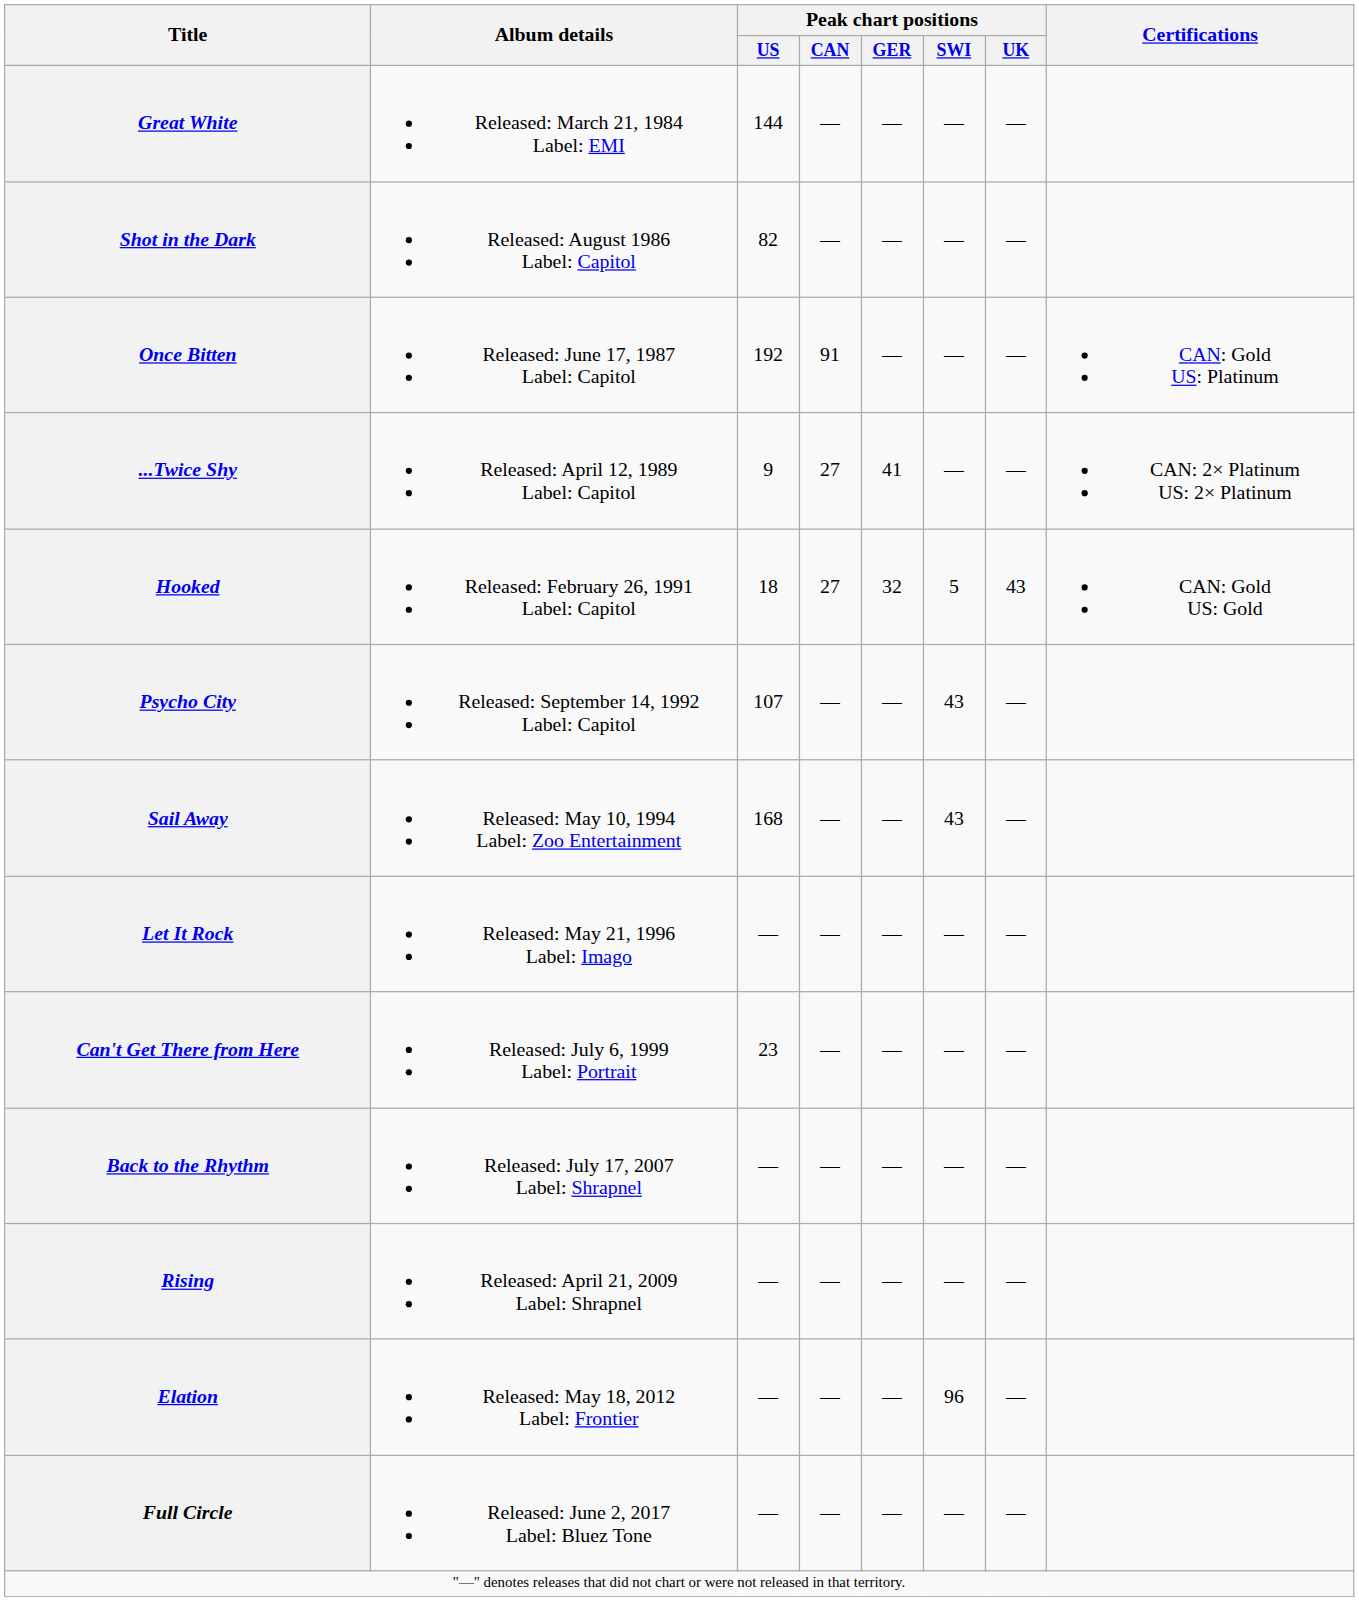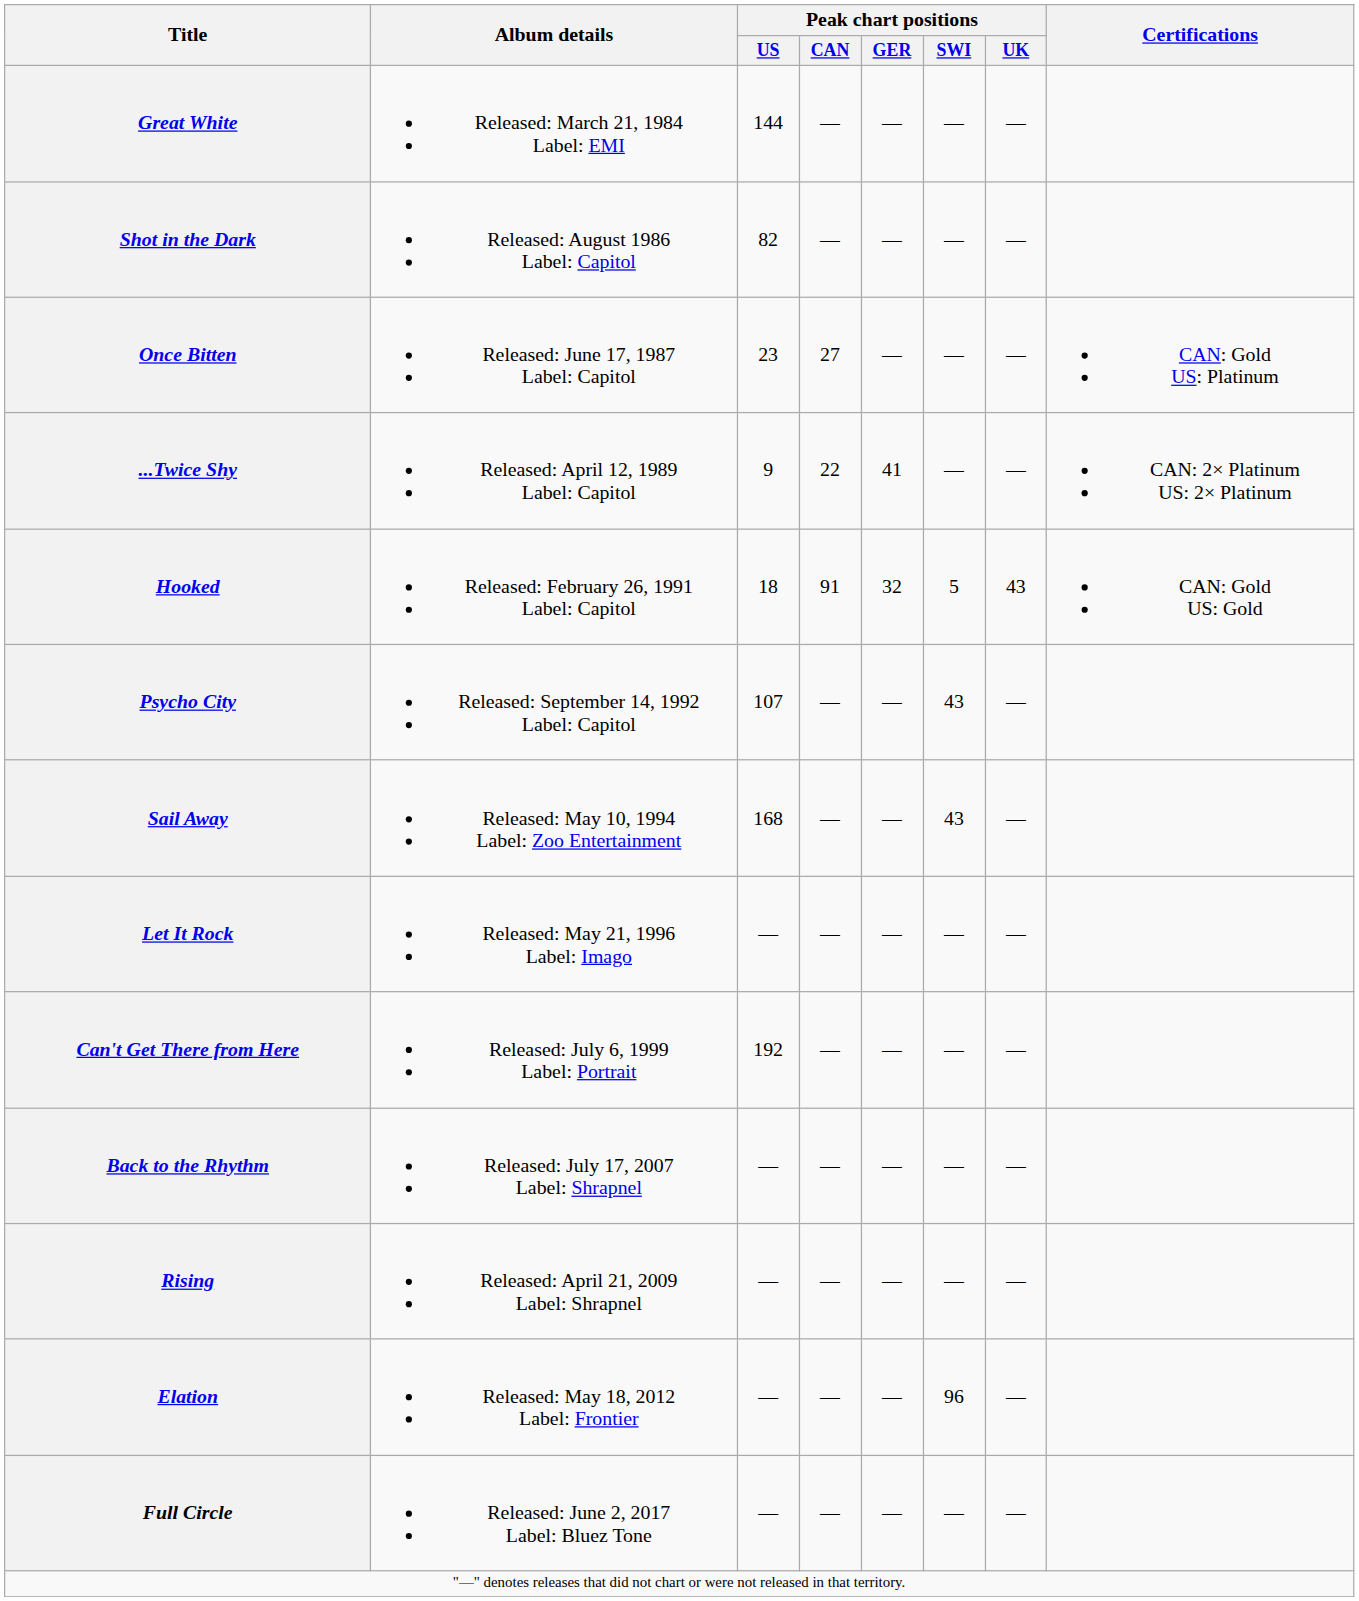(768, 354) 192 -> (768, 354) 23
(830, 354) 91 -> (830, 354) 27
(830, 470) 27 -> (830, 470) 22
(830, 586) 27 -> (830, 586) 91
(768, 1049) 23 -> (768, 1049) 192
